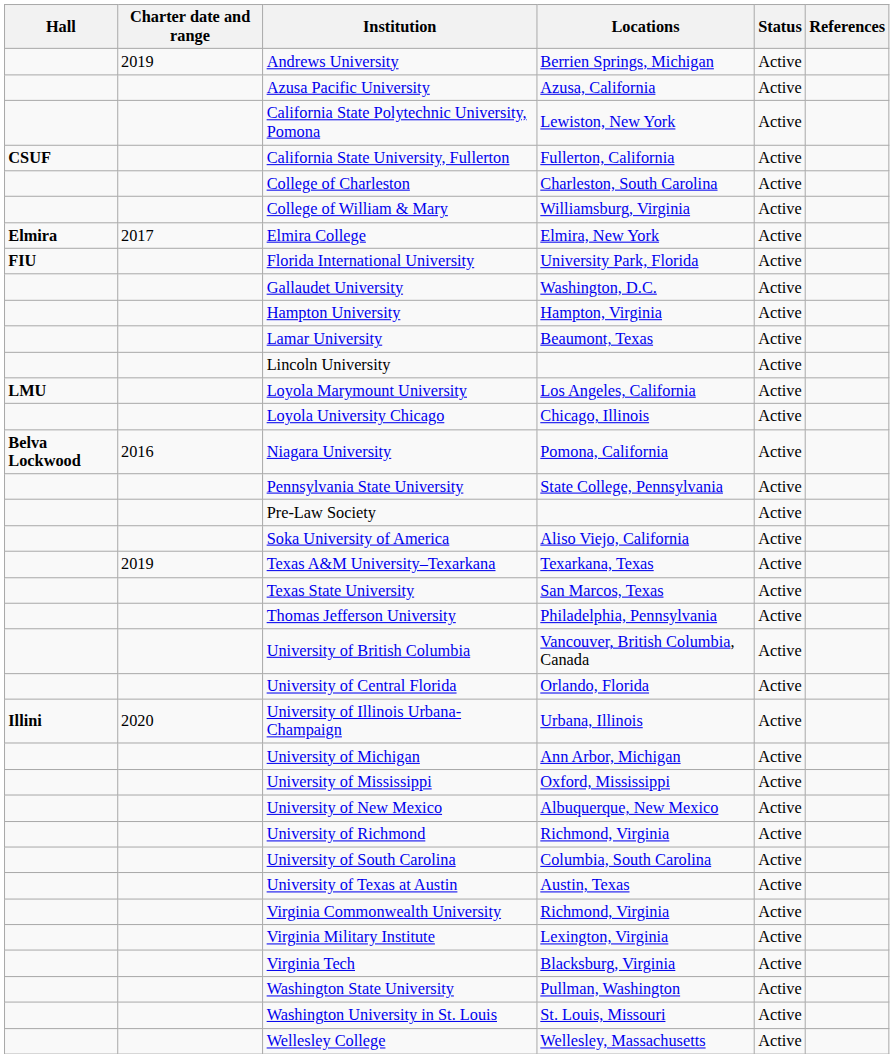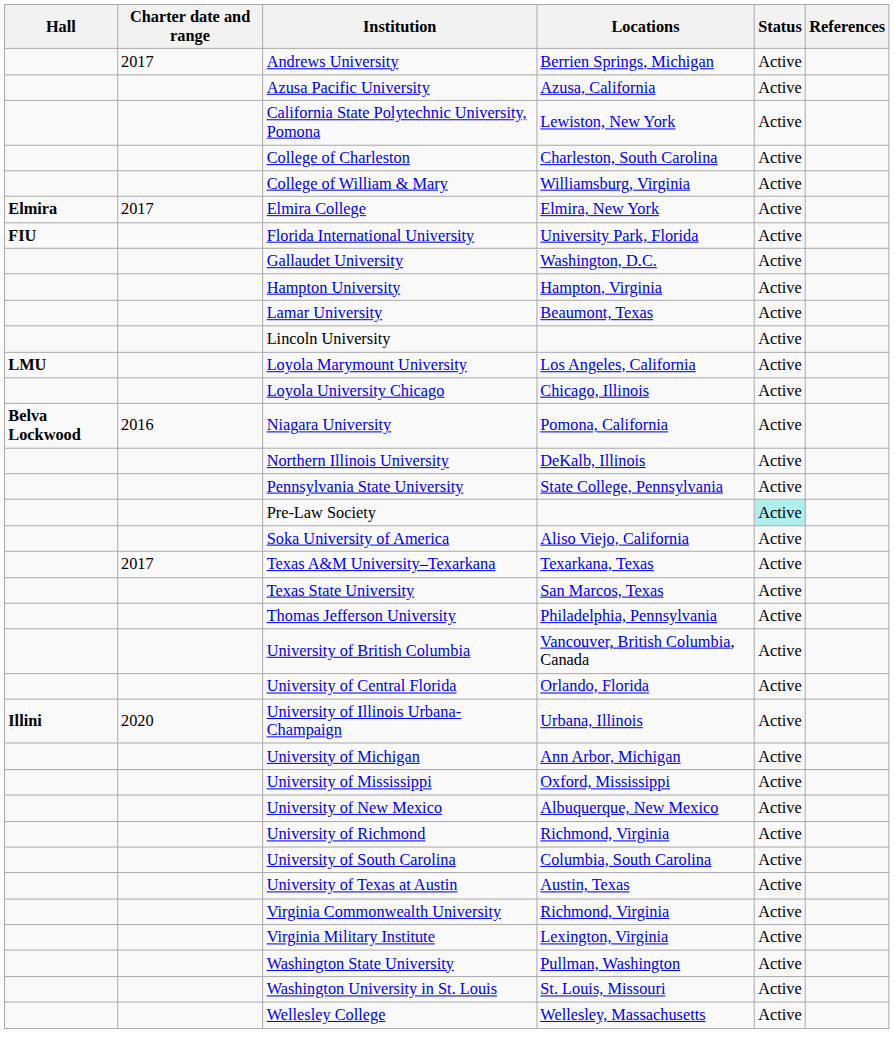(137, 61) 2019 -> (137, 61) 2017
- row: (388, 157)
+ row: (358, 460)
(780, 512) no background -> (780, 512) paleturquoise background
(137, 564) 2019 -> (137, 564) 2017
- row: (311, 963)
